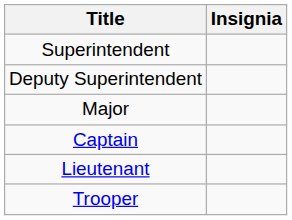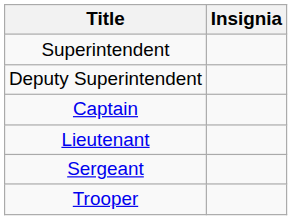- row: (106, 109)
+ row: (105, 169)
